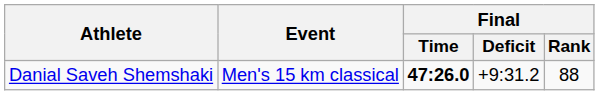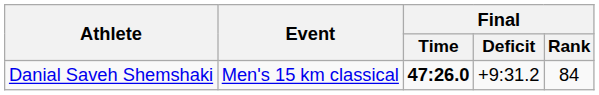(569, 76) 88 -> (569, 76) 84
